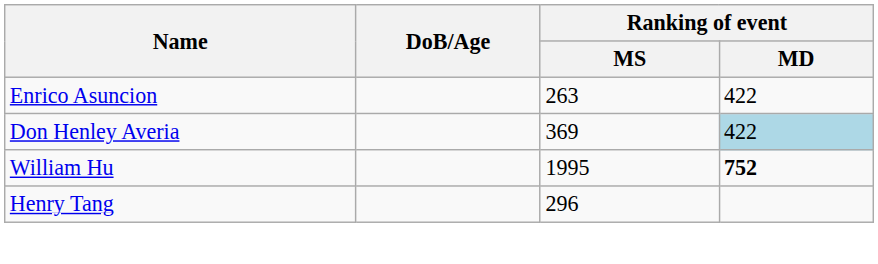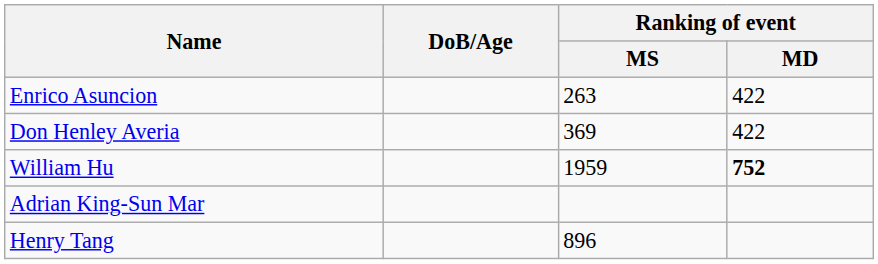(741, 131) lightblue background -> (749, 131) no background
(568, 168) 1995 -> (585, 168) 1959
+ row: (107, 204)
(562, 204) 296 -> (580, 240) 896
